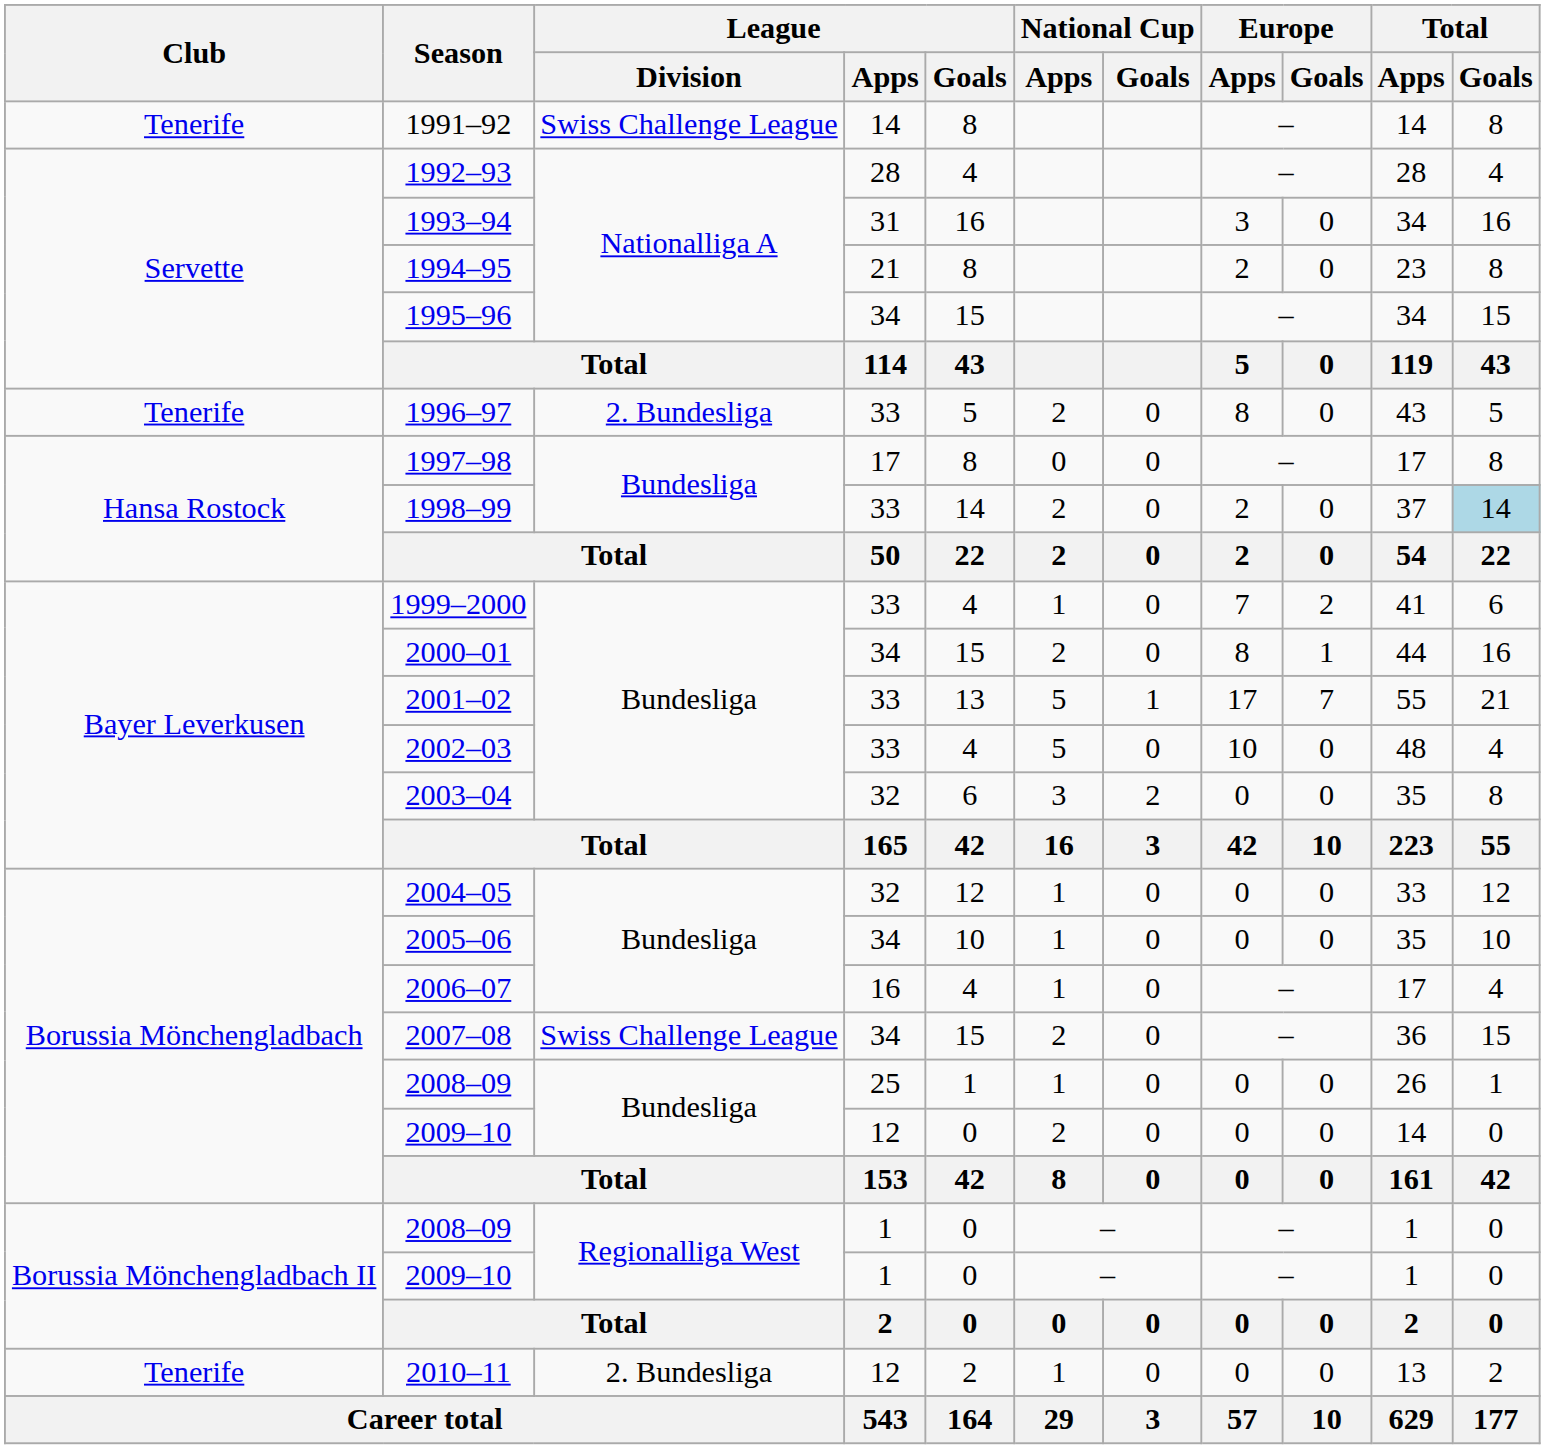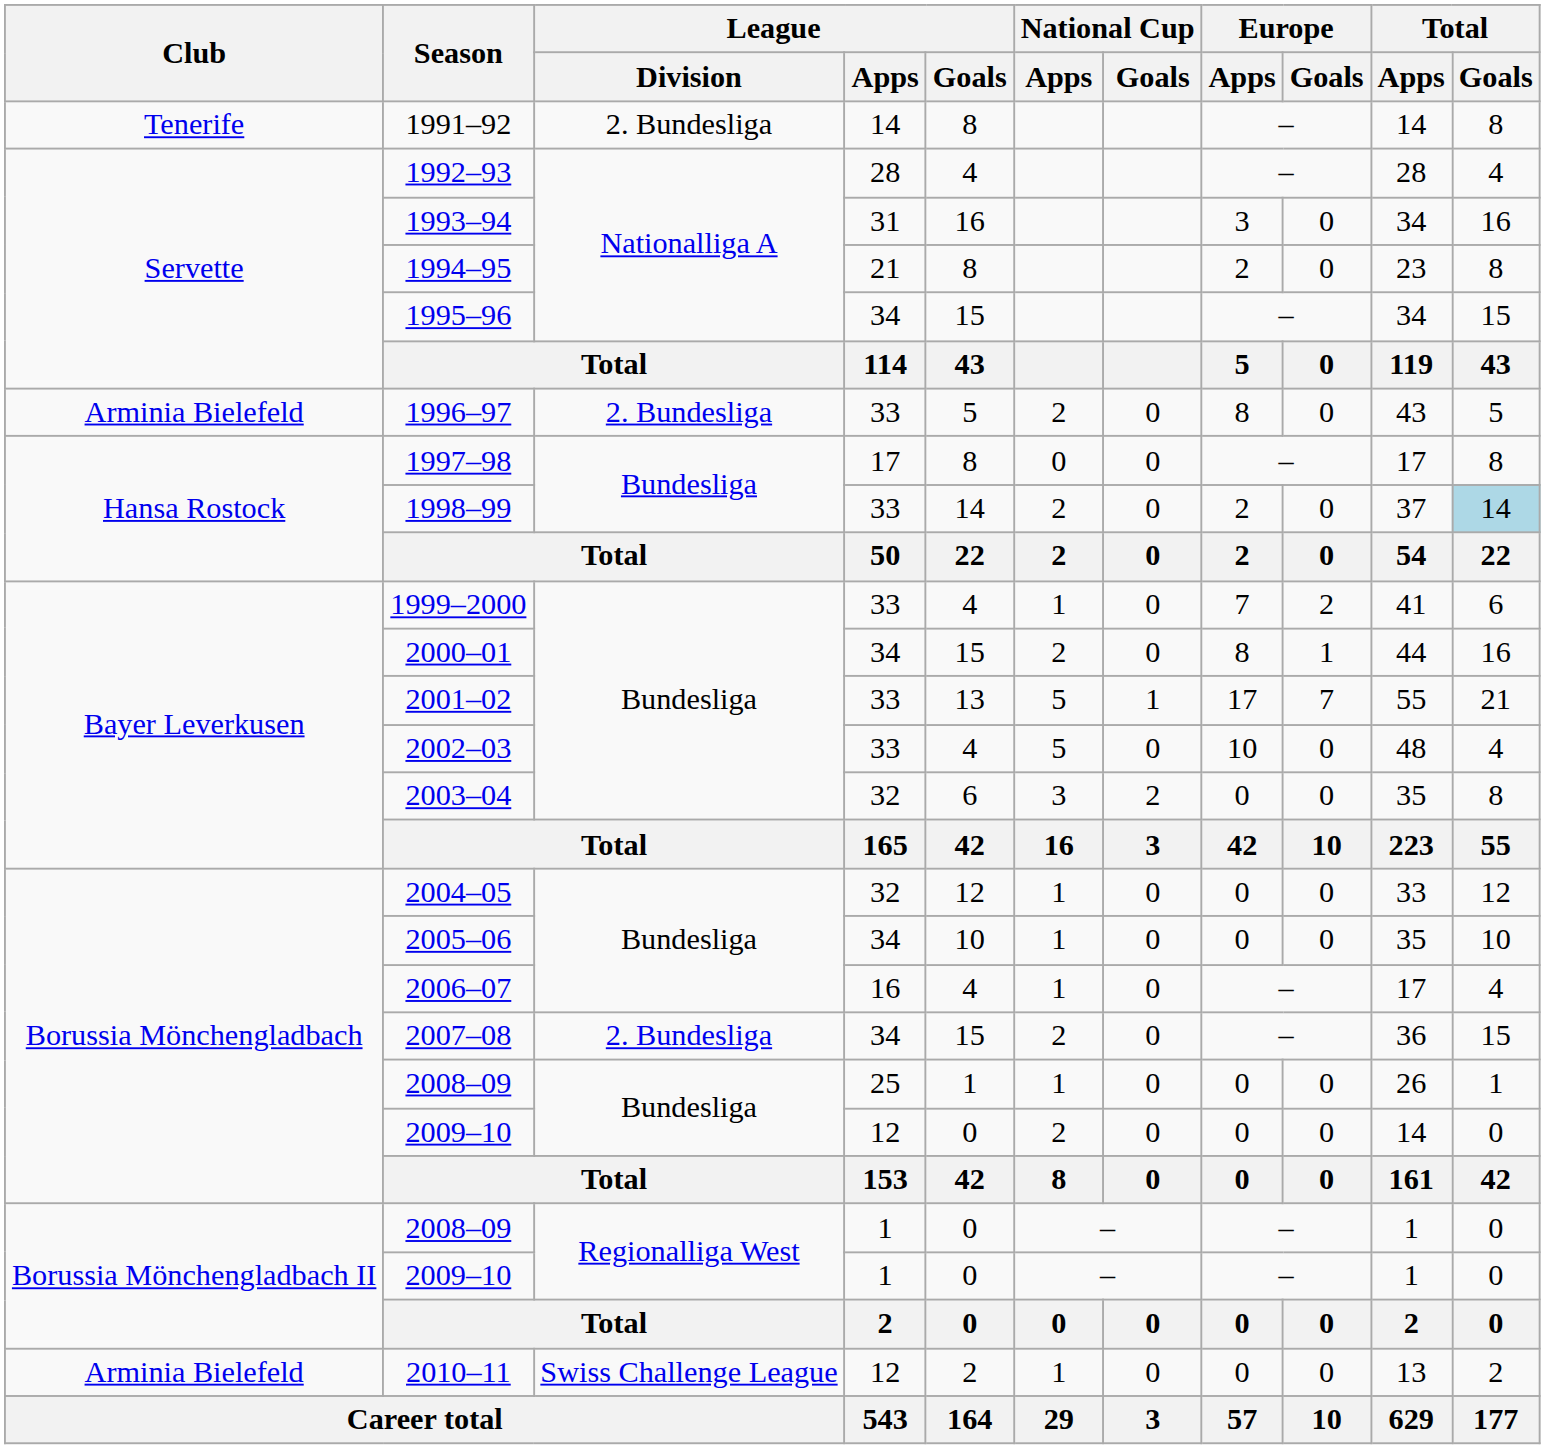(689, 124) Swiss Challenge League -> (689, 124) 2. Bundesliga
(194, 412) Tenerife -> (194, 412) Arminia Bielefeld
(689, 1035) Swiss Challenge League -> (689, 1035) 2. Bundesliga
(194, 1371) Tenerife -> (194, 1371) Arminia Bielefeld
(689, 1371) 2. Bundesliga -> (689, 1371) Swiss Challenge League
